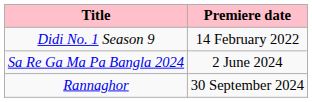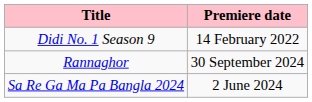rows swapped: (96, 85) <-> (96, 62)
